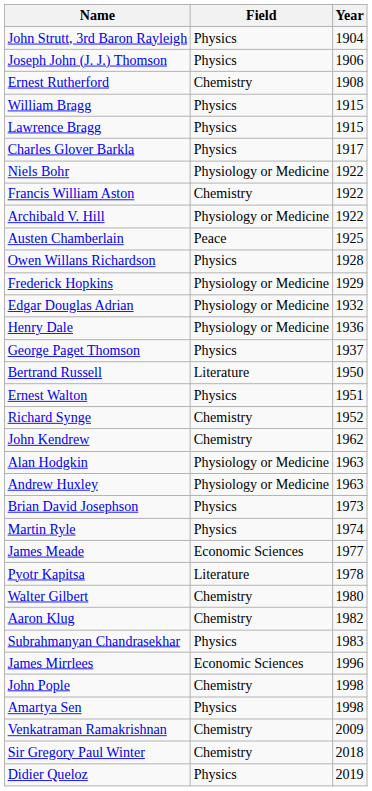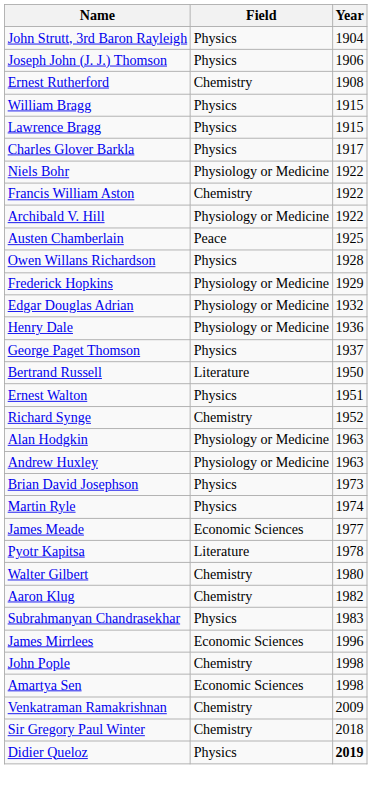- row: (49, 439)
(215, 707) Physics -> (249, 685) Economic Sciences
(350, 774) normal -> (350, 752) bold
